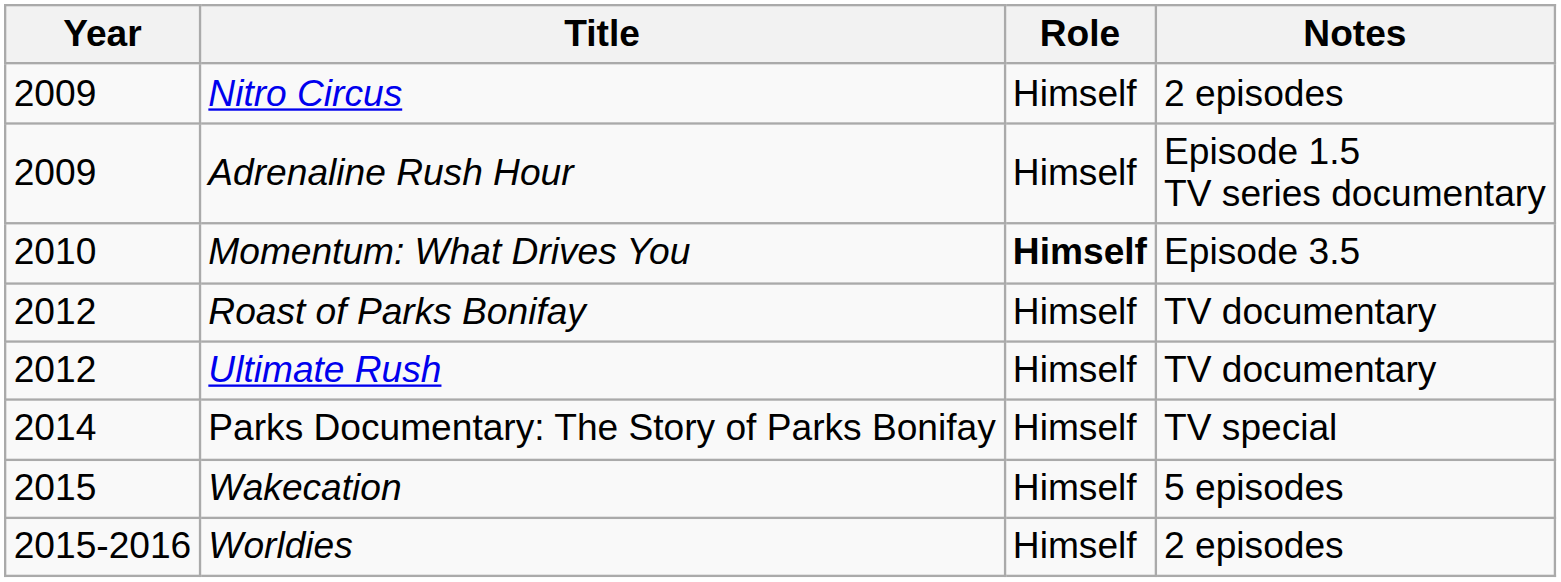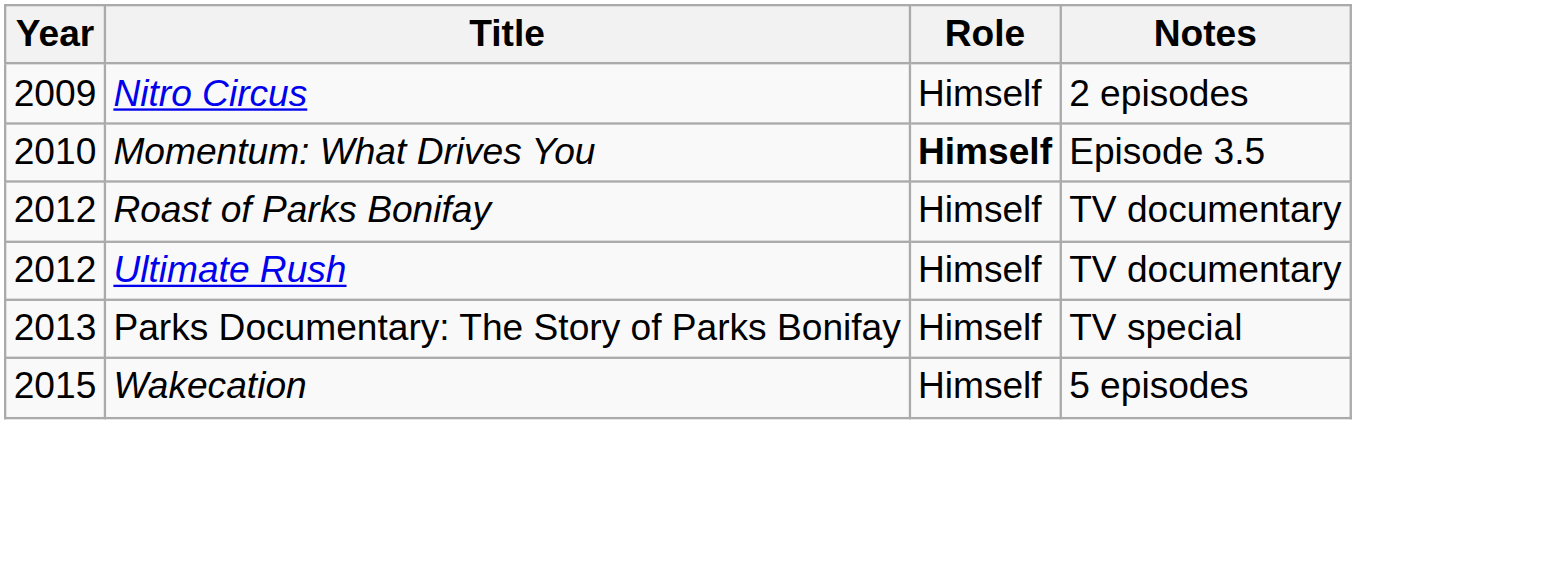- row: (391, 172)
(55, 428) 2014 -> (55, 328) 2013
- row: (281, 546)
